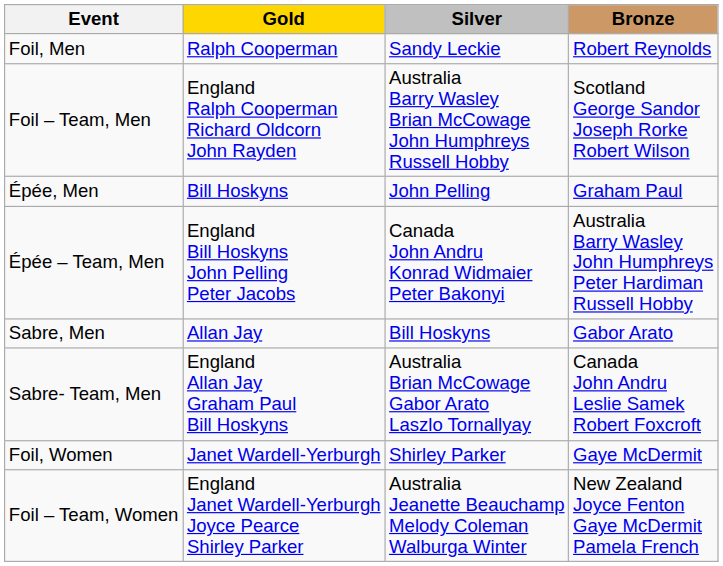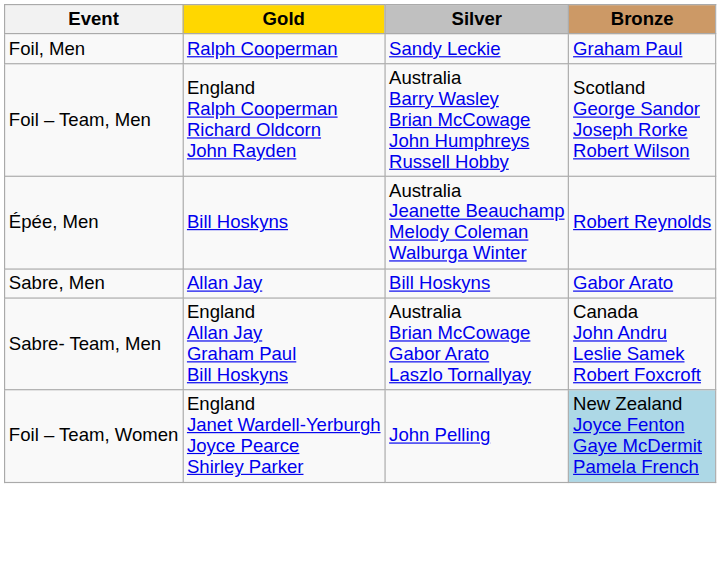(642, 48) Robert Reynolds -> (628, 48) Graham Paul
(440, 191) John Pelling -> (477, 222) Australia Jeanette Beauchamp Melody Coleman Walburga Winter
(628, 191) Graham Paul -> (642, 222) Robert Reynolds
- row: (87, 262)
- row: (61, 454)
(477, 515) Australia Jeanette Beauchamp Melody Coleman Walburga Winter -> (440, 435) John Pelling
(638, 515) no background -> (638, 435) lightblue background
